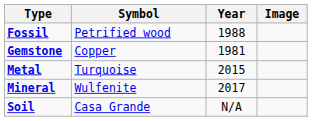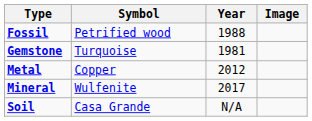(95, 51) Copper -> (105, 51) Turquoise
(105, 70) Turquoise -> (95, 70) Copper
(232, 70) 2015 -> (232, 70) 2012
